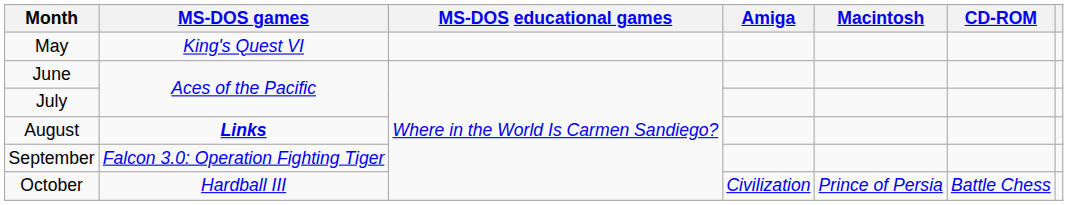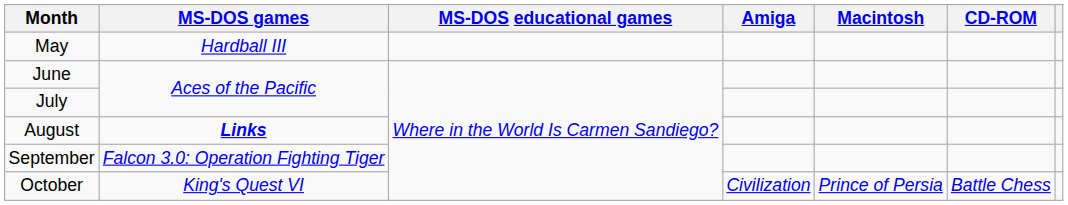(244, 46) King's Quest VI -> (244, 46) Hardball III
(244, 185) Hardball III -> (244, 185) King's Quest VI
